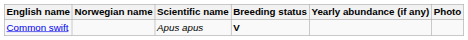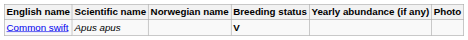columns swapped: (114, 12) <-> (193, 12)
